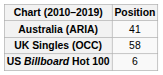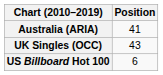(135, 45) 58 -> (135, 45) 43
